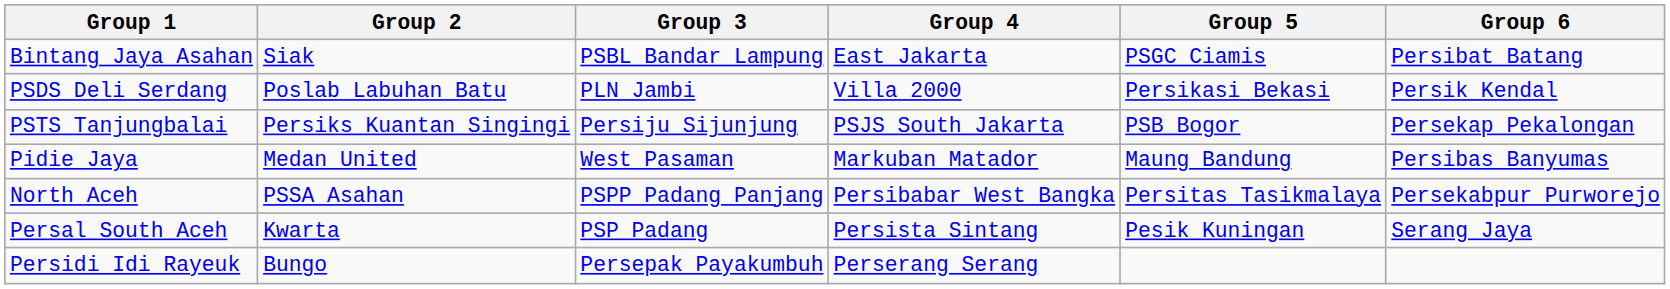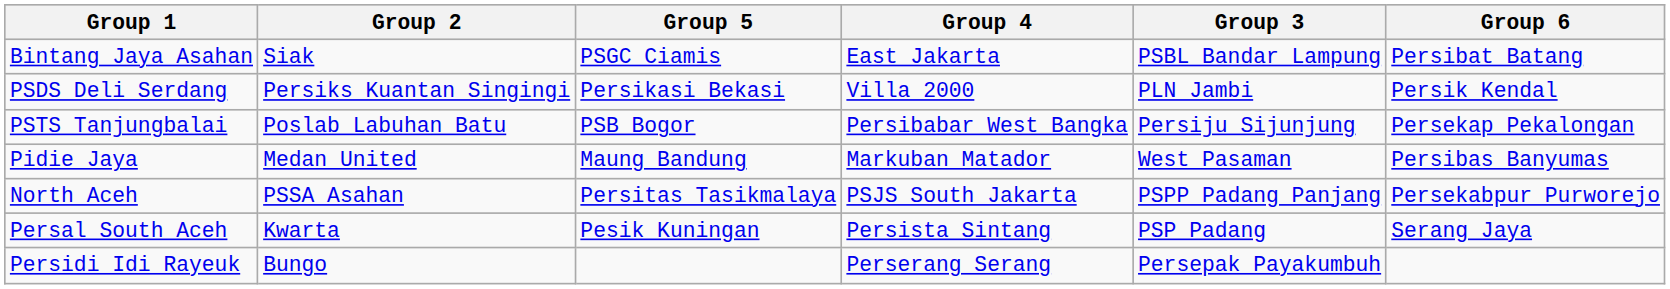columns swapped: (702, 22) <-> (1253, 22)
(385, 92) Poslab Labuhan Batu -> (417, 92) Persiks Kuantan Singingi
(417, 126) Persiks Kuantan Singingi -> (385, 126) Poslab Labuhan Batu
(949, 126) PSJS South Jakarta -> (987, 126) Persibabar West Bangka
(974, 196) Persibabar West Bangka -> (962, 196) PSJS South Jakarta
